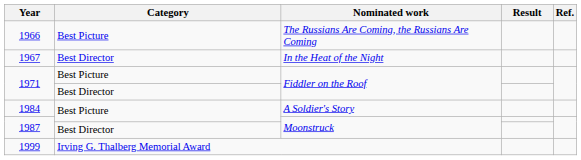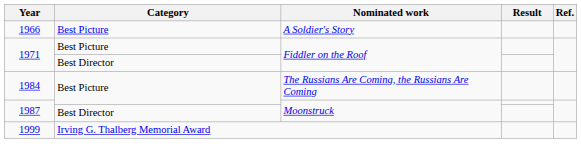(376, 35) The Russians Are Coming, the Russians Are Coming -> (319, 29) A Soldier's Story
- row: (30, 58)
(319, 108) A Soldier's Story -> (376, 85) The Russians Are Coming, the Russians Are Coming
